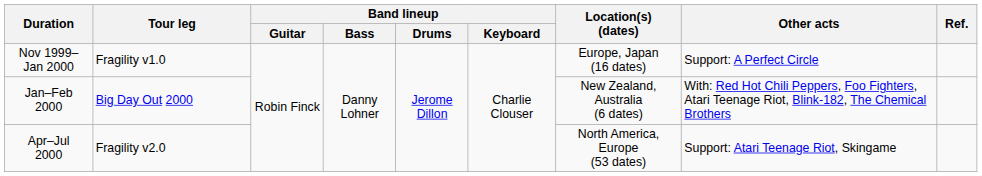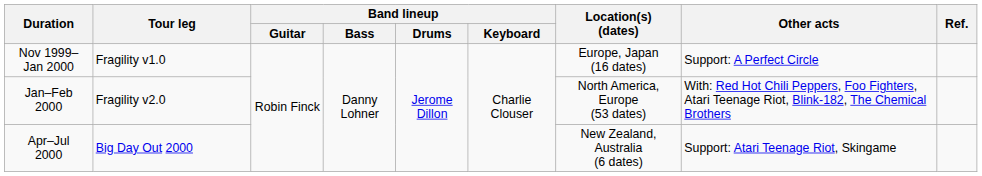(144, 100) Big Day Out 2000 -> (131, 100) Fragility v2.0
(618, 100) New Zealand, Australia (6 dates) -> (618, 100) North America, Europe (53 dates)
(131, 147) Fragility v2.0 -> (144, 147) Big Day Out 2000
(618, 147) North America, Europe (53 dates) -> (618, 147) New Zealand, Australia (6 dates)
